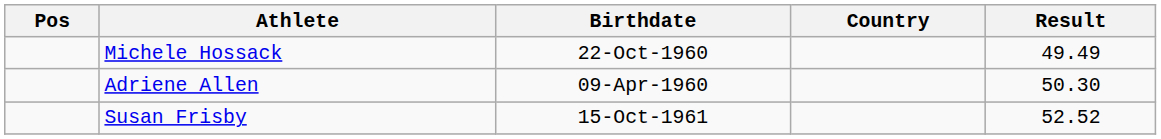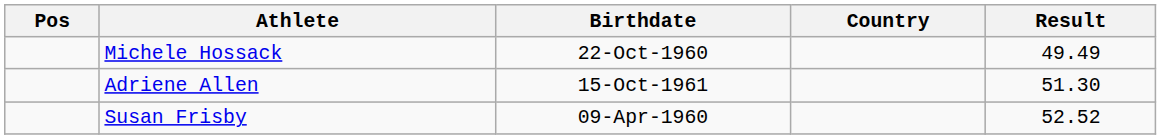(643, 85) 09-Apr-1960 -> (643, 85) 15-Oct-1961
(1071, 85) 50.30 -> (1071, 85) 51.30
(643, 117) 15-Oct-1961 -> (643, 117) 09-Apr-1960
